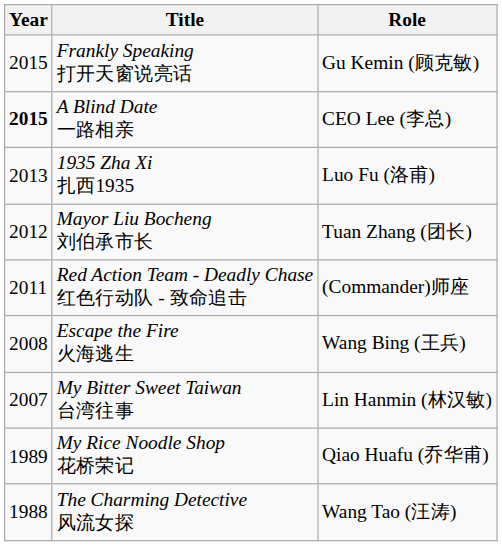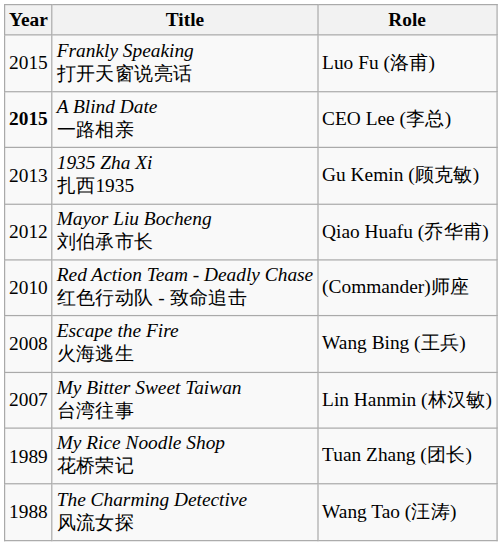(401, 62) Gu Kemin (顾克敏) -> (379, 62) Luo Fu (洛甫)
(379, 174) Luo Fu (洛甫) -> (401, 174) Gu Kemin (顾克敏)
(397, 230) Tuan Zhang (团长) -> (405, 230) Qiao Huafu (乔华甫)
(28, 287) 2011 -> (28, 287) 2010
(405, 455) Qiao Huafu (乔华甫) -> (397, 455) Tuan Zhang (团长)
